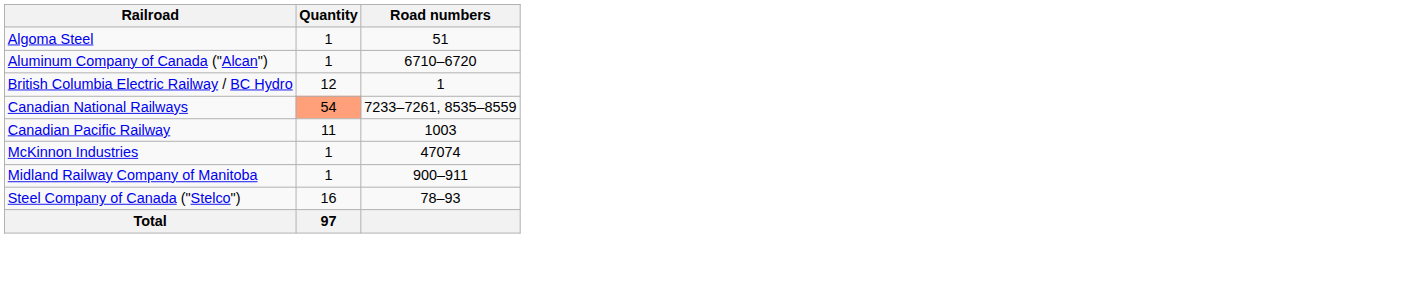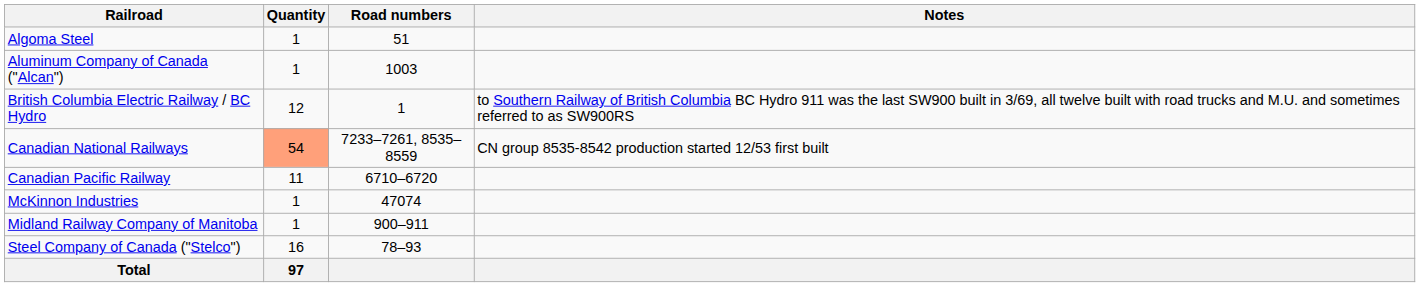+ column: (944, 15)
(440, 61) 6710–6720 -> (401, 69) 1003
(440, 130) 1003 -> (401, 178) 6710–6720
